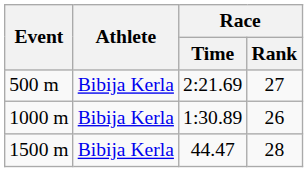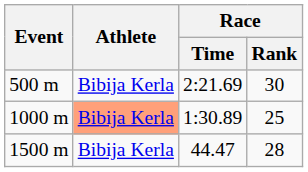(274, 85) 27 -> (274, 85) 30
(126, 117) no background -> (126, 117) lightsalmon background
(274, 117) 26 -> (274, 117) 25
